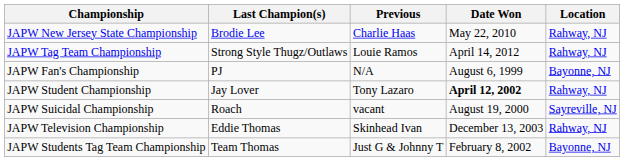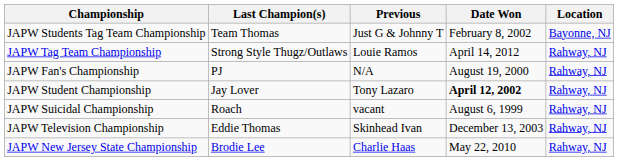rows swapped: (102, 33) <-> (106, 147)
(486, 71) August 6, 1999 -> (489, 71) August 19, 2000
(580, 71) Bayonne, NJ -> (578, 71) Rahway, NJ
(489, 109) August 19, 2000 -> (486, 109) August 6, 1999
(583, 109) Sayreville, NJ -> (578, 109) Rahway, NJ
